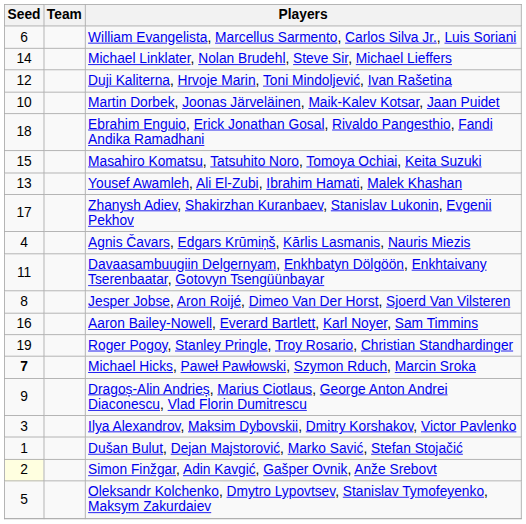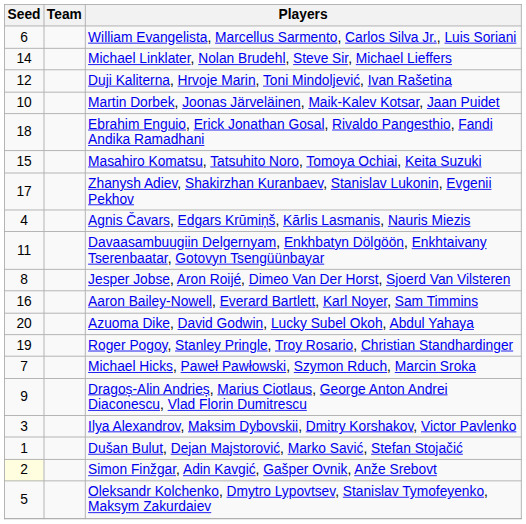- row: (275, 183)
+ row: (281, 323)
(24, 367) bold -> (24, 367) normal
